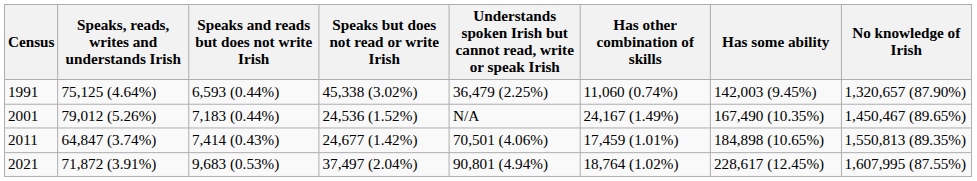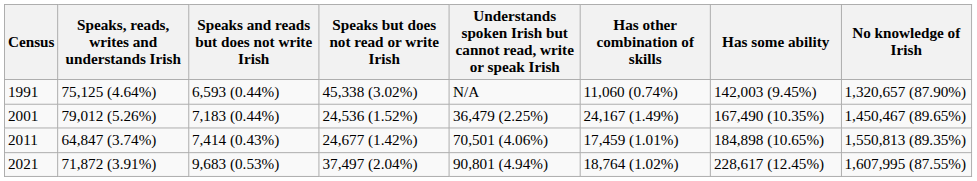(500, 91) 36,479 (2.25%) -> (466, 91) N/A
(466, 116) N/A -> (500, 116) 36,479 (2.25%)
